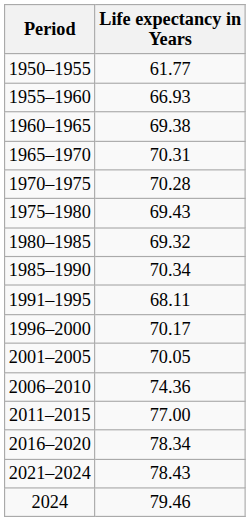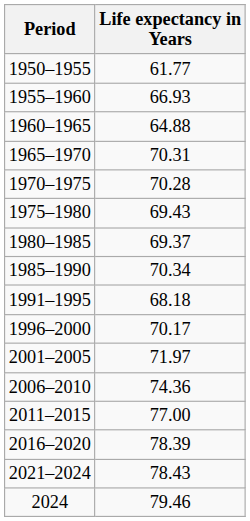(170, 126) 69.38 -> (170, 126) 64.88
(170, 241) 69.32 -> (170, 241) 69.37
(170, 299) 68.11 -> (170, 299) 68.18
(170, 357) 70.05 -> (170, 357) 71.97
(170, 444) 78.34 -> (170, 444) 78.39
